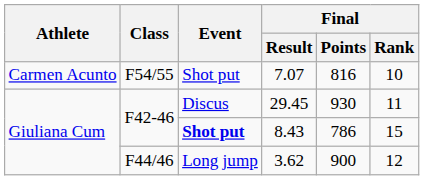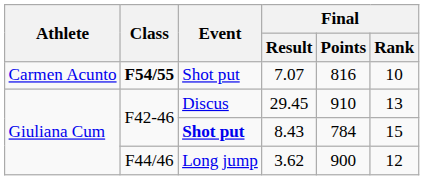(149, 75) normal -> (149, 75) bold
(343, 103) 930 -> (343, 103) 910
(394, 103) 11 -> (394, 103) 13
(343, 132) 786 -> (343, 132) 784
